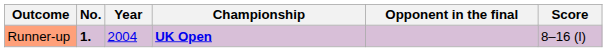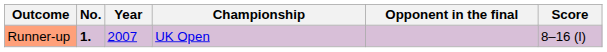(122, 36) 2004 -> (122, 36) 2007
(184, 36) bold -> (182, 36) normal
